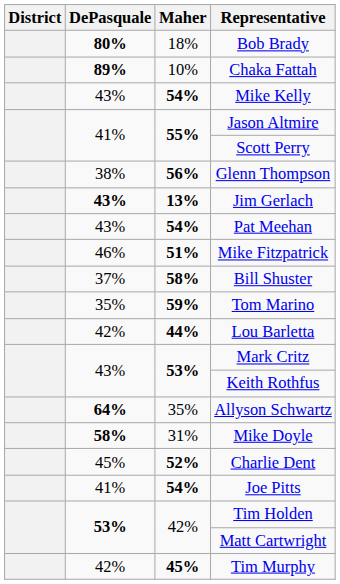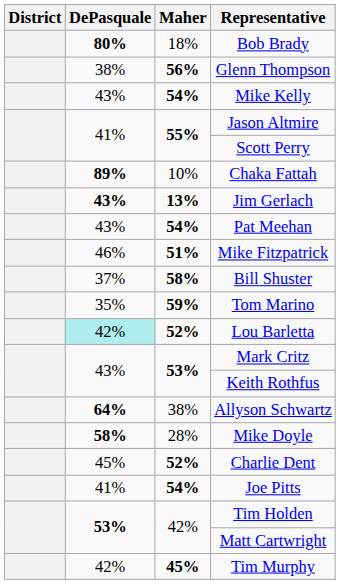rows swapped: (273, 69) <-> (273, 174)
(110, 331) no background -> (110, 331) paleturquoise background
(183, 331) 44% -> (183, 331) 52%
(183, 409) 35% -> (183, 409) 38%
(183, 435) 31% -> (183, 435) 28%
